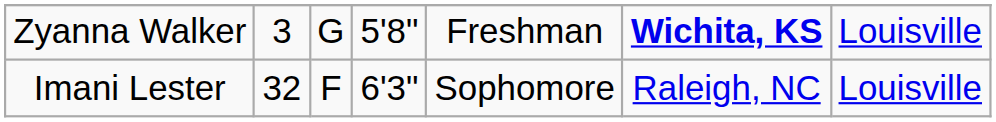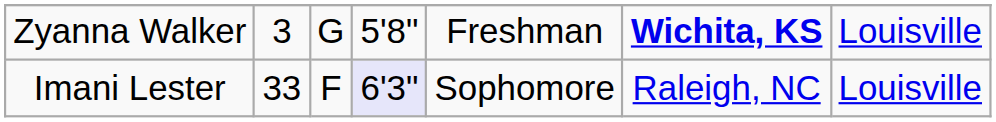(282, 87) 32 -> (282, 87) 33
(389, 87) no background -> (389, 87) lavender background
